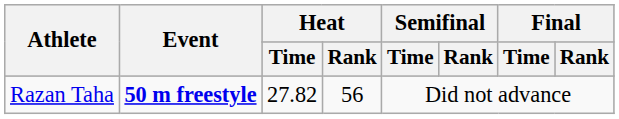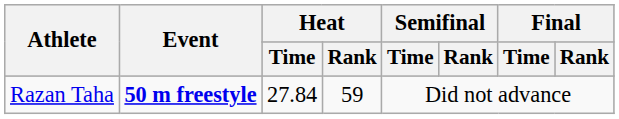(292, 94) 27.82 -> (292, 94) 27.84
(352, 94) 56 -> (352, 94) 59
